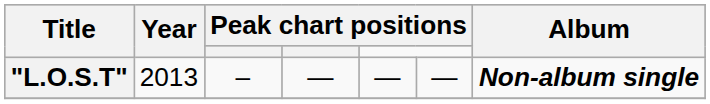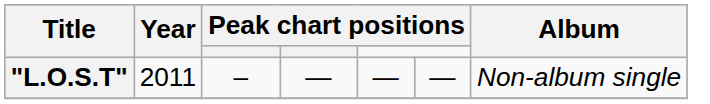(169, 77) 2013 -> (168, 77) 2011
(589, 77) bold -> (579, 77) normal
